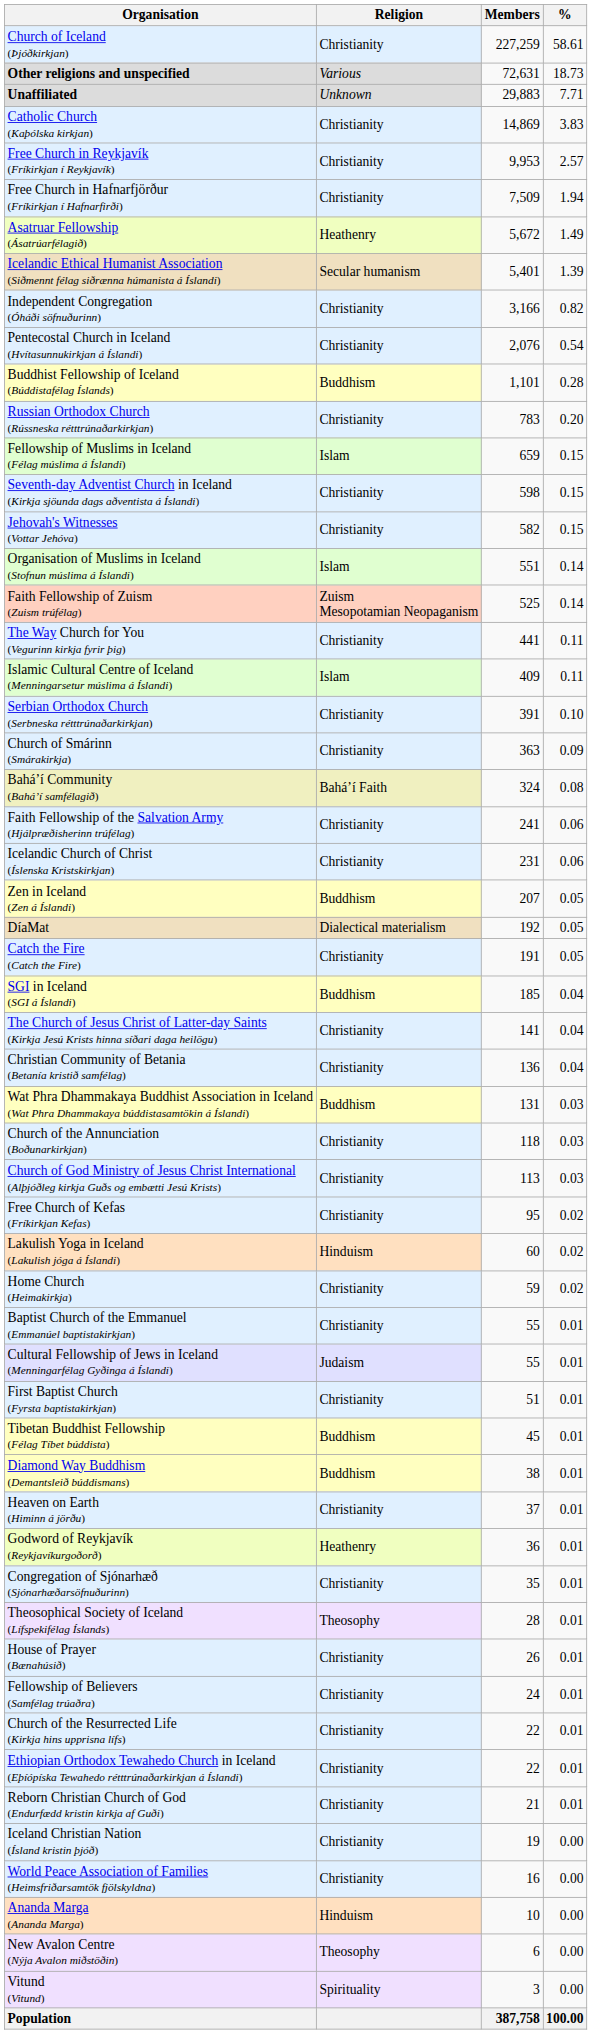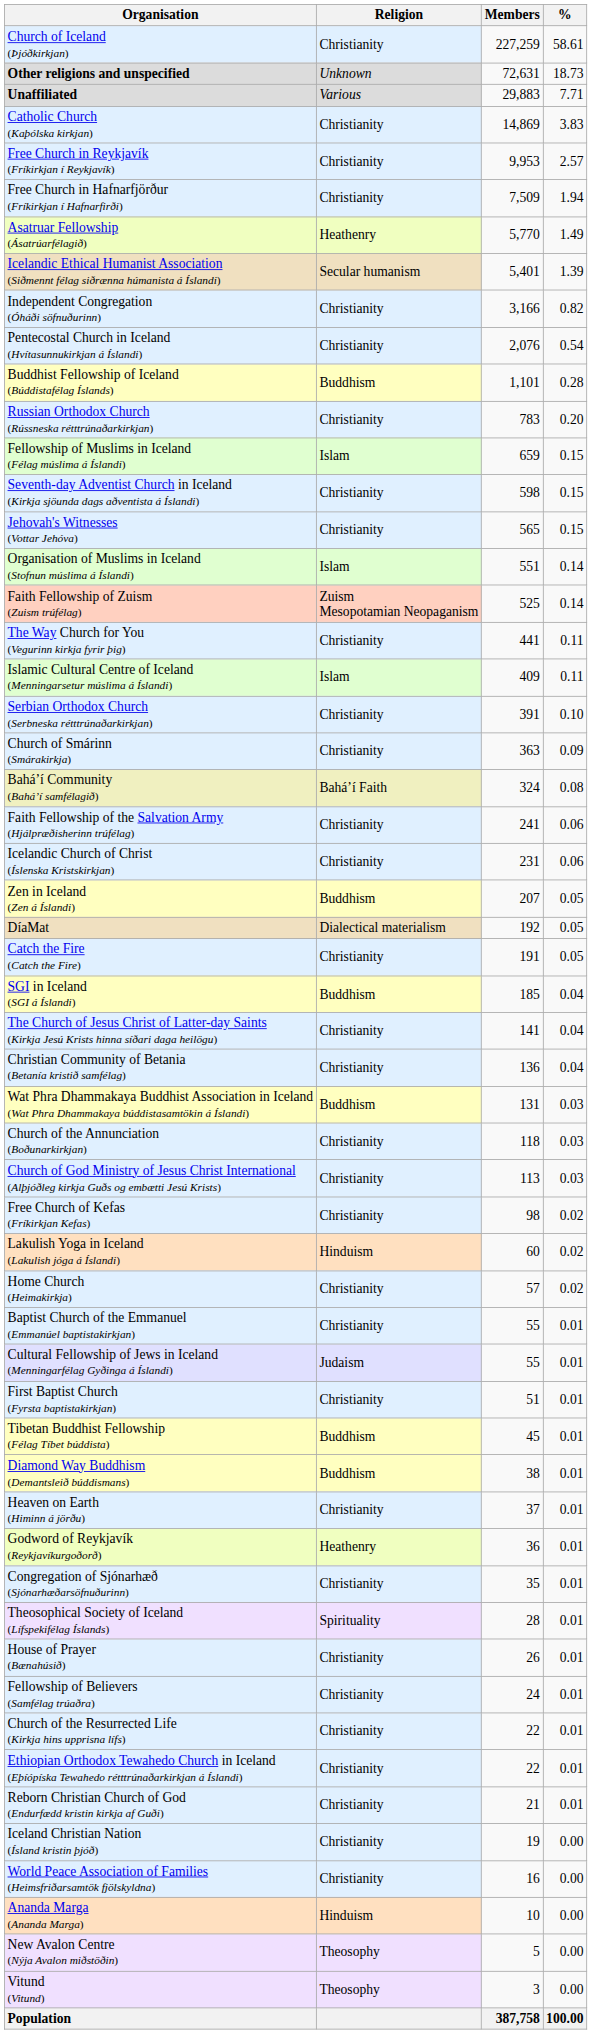(340, 73) Various -> (345, 73) Unknown
(345, 95) Unknown -> (340, 95) Various
(525, 235) 5,672 -> (525, 235) 5,770
(530, 530) 582 -> (530, 530) 565
(533, 1215) 95 -> (533, 1215) 98
(533, 1289) 59 -> (533, 1289) 57
(350, 1620) Theosophy -> (350, 1620) Spirituality
(536, 1952) 6 -> (536, 1952) 5
(350, 1989) Spirituality -> (350, 1989) Theosophy
